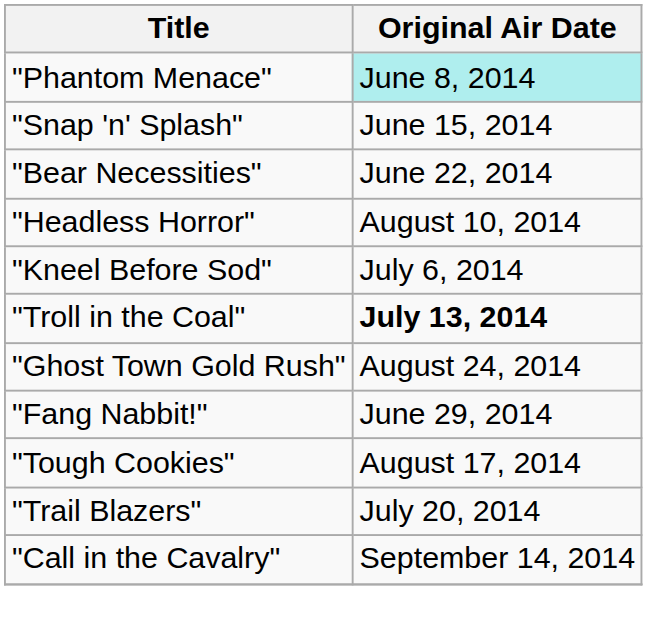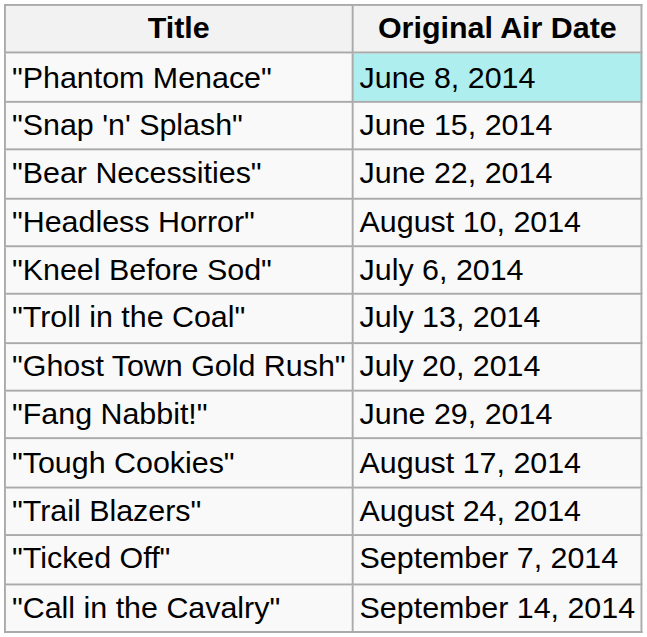(453, 317) bold -> (450, 317) normal
(470, 366) August 24, 2014 -> (450, 366) July 20, 2014
(450, 510) July 20, 2014 -> (470, 510) August 24, 2014
+ row: (91, 558)
